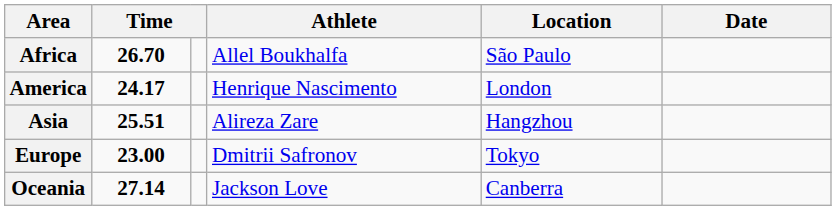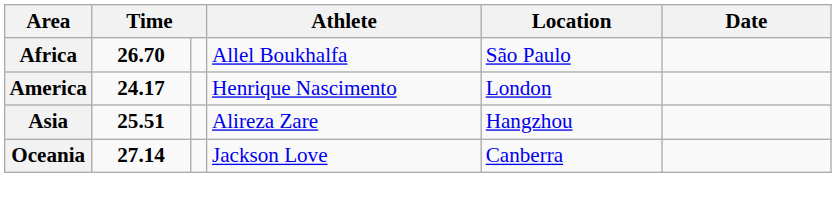- row: (48, 155)
